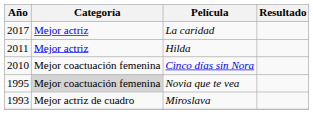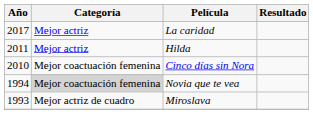(18, 83) 1995 -> (18, 83) 1994
